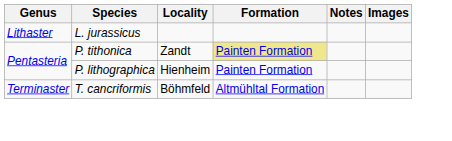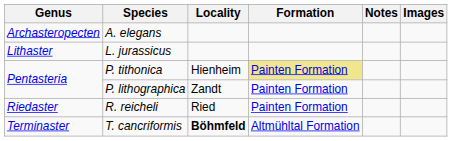+ row: (133, 32)
(175, 51) Zandt -> (216, 70) Hienheim
(185, 70) Hienheim -> (206, 88) Zandt
+ row: (132, 107)
(185, 88) normal -> (218, 126) bold
